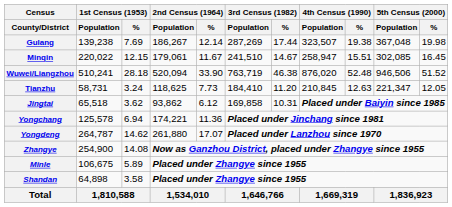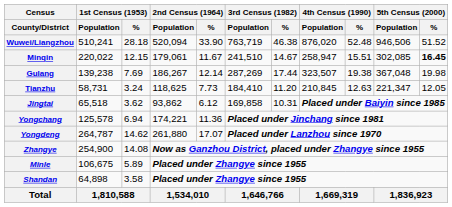rows swapped: (40, 73) <-> (40, 43)
(434, 57) normal -> (434, 57) bold
